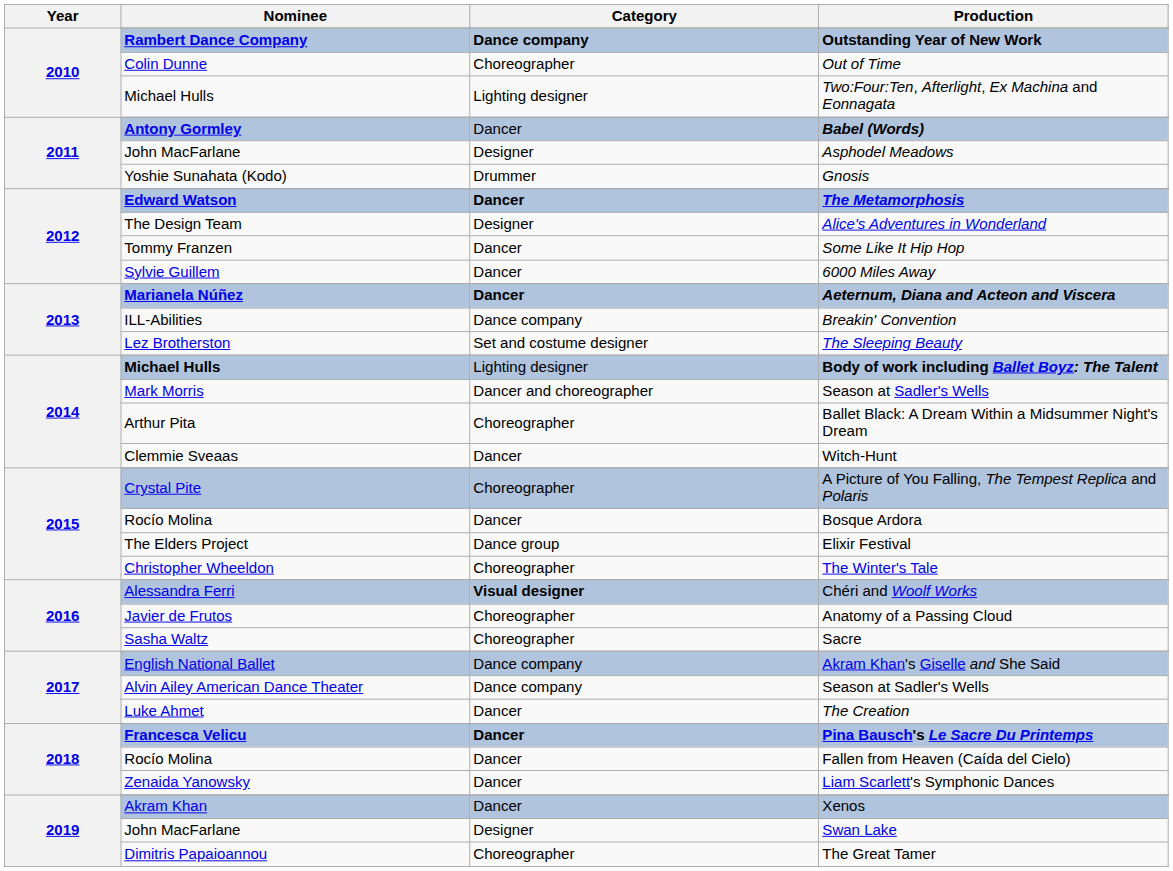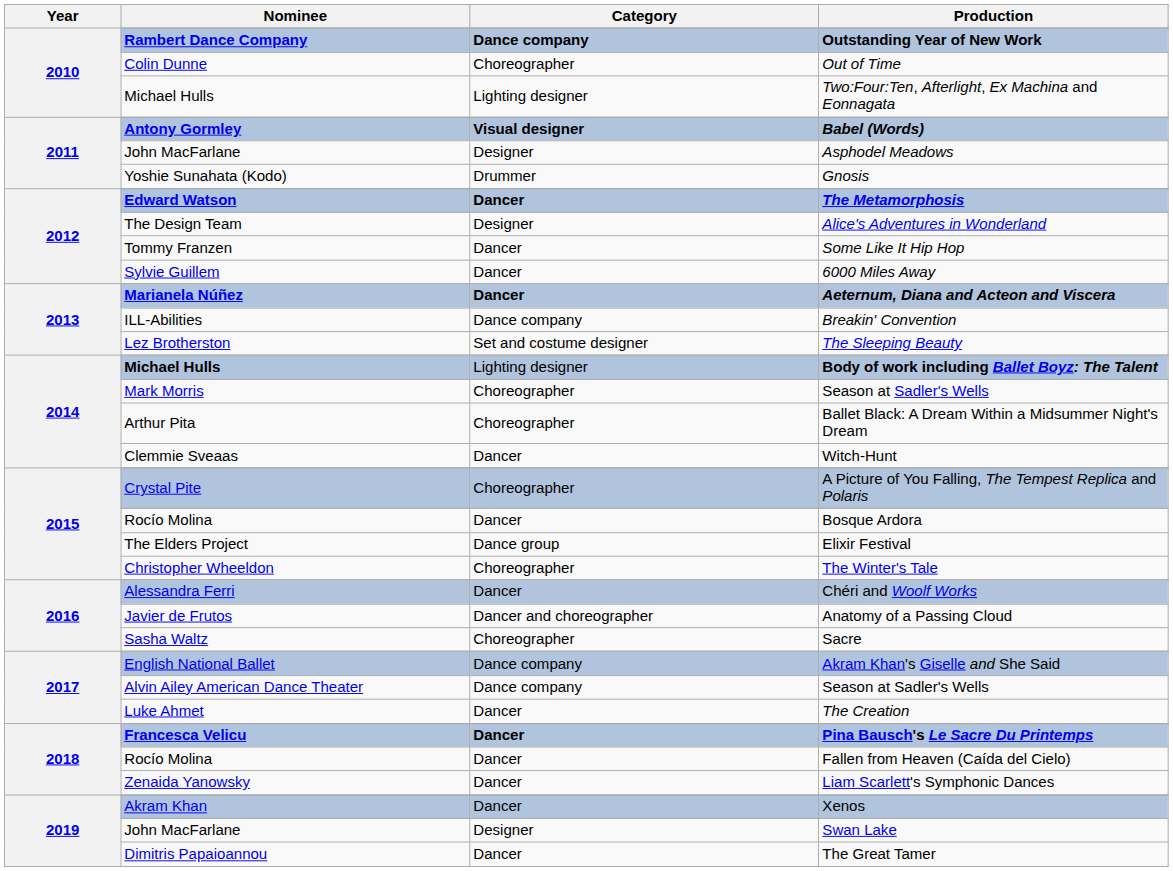(498, 128) Dancer -> (529, 128) Visual designer
(563, 391) Dancer and choreographer -> (524, 391) Choreographer
(529, 591) Visual designer -> (498, 591) Dancer
(524, 615) Choreographer -> (563, 615) Dancer and choreographer
(524, 854) Choreographer -> (498, 854) Dancer
